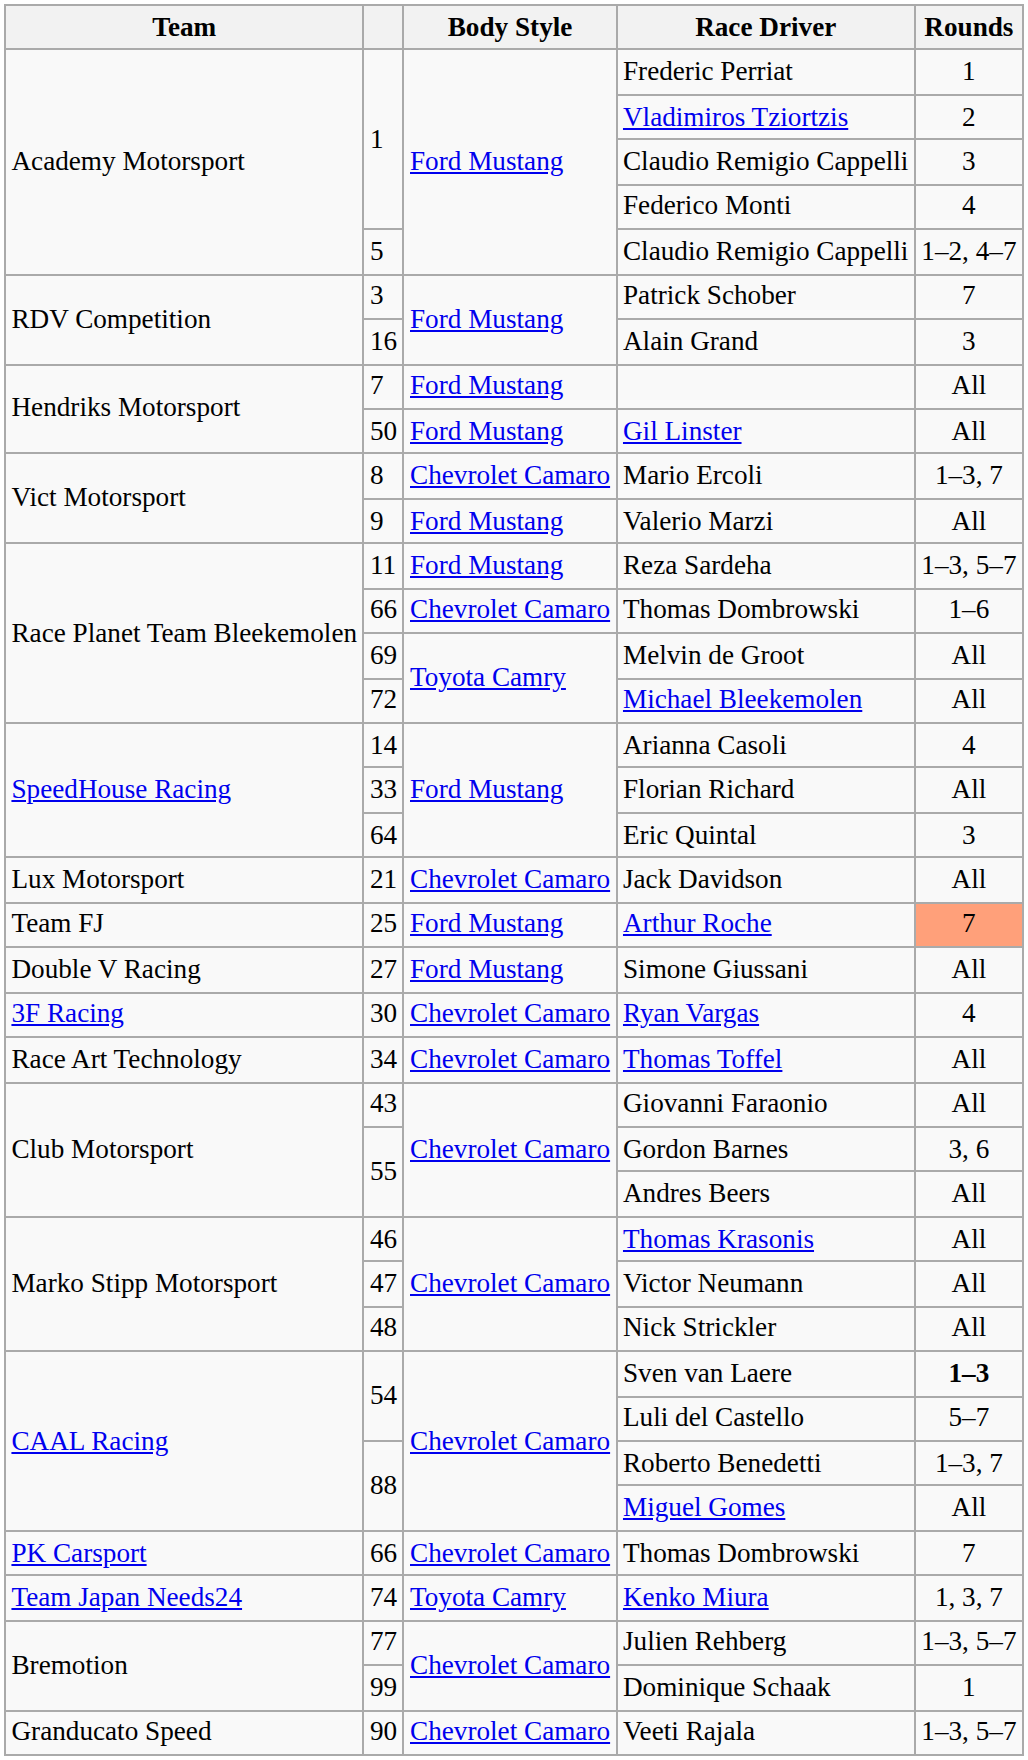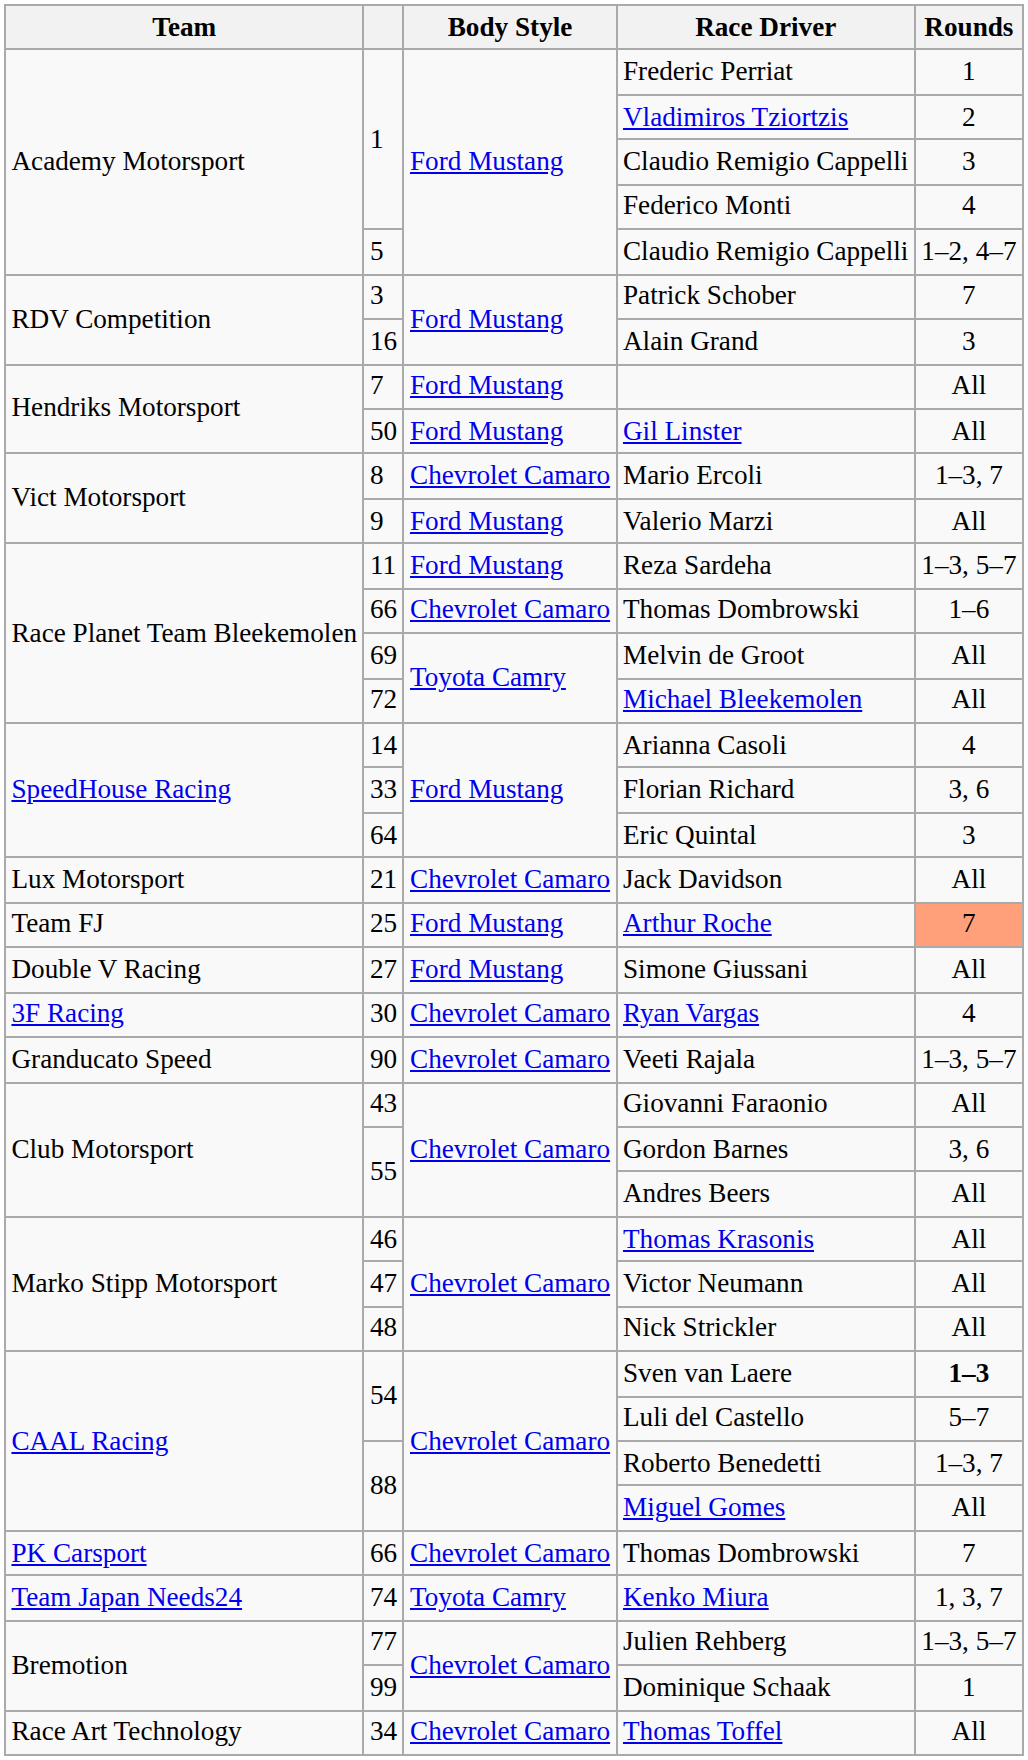(969, 789) All -> (969, 789) 3, 6
rows swapped: (384, 1058) <-> (384, 1731)
